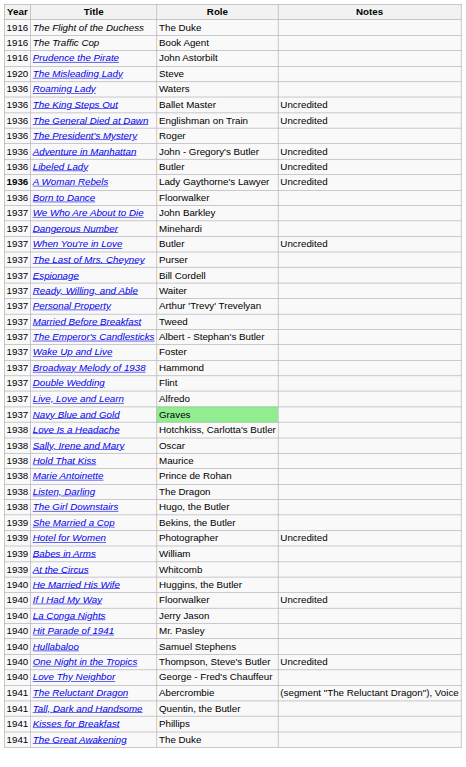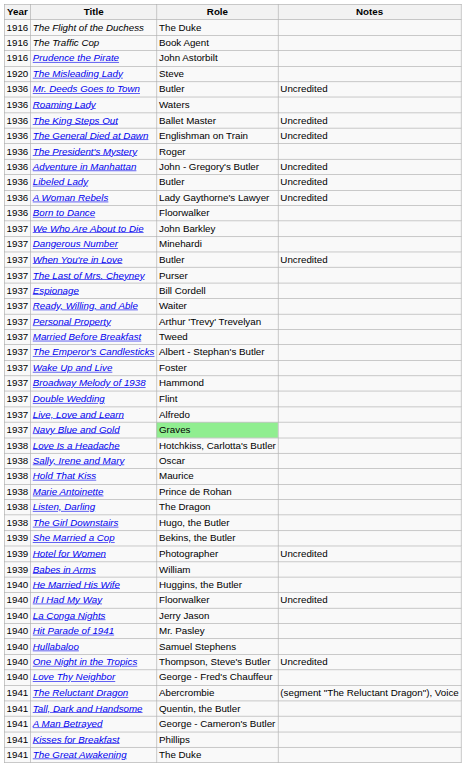+ row: (86, 89)
(17, 182) bold -> (17, 197) normal
- row: (61, 569)
+ row: (68, 724)
